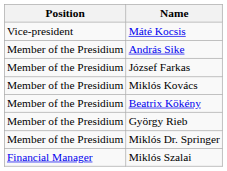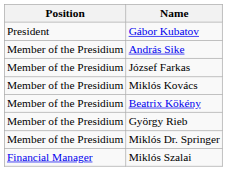+ row: (164, 31)
- row: (157, 31)
